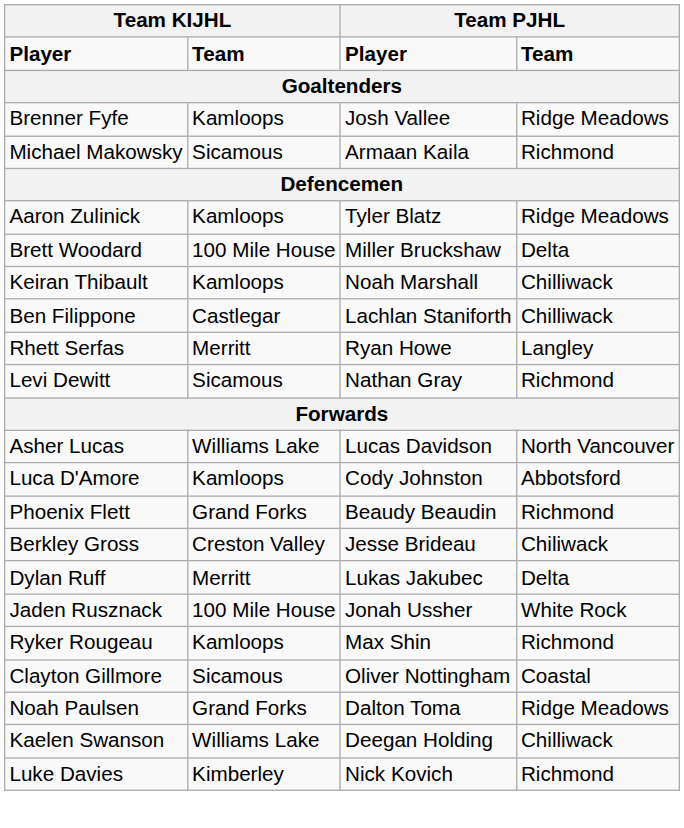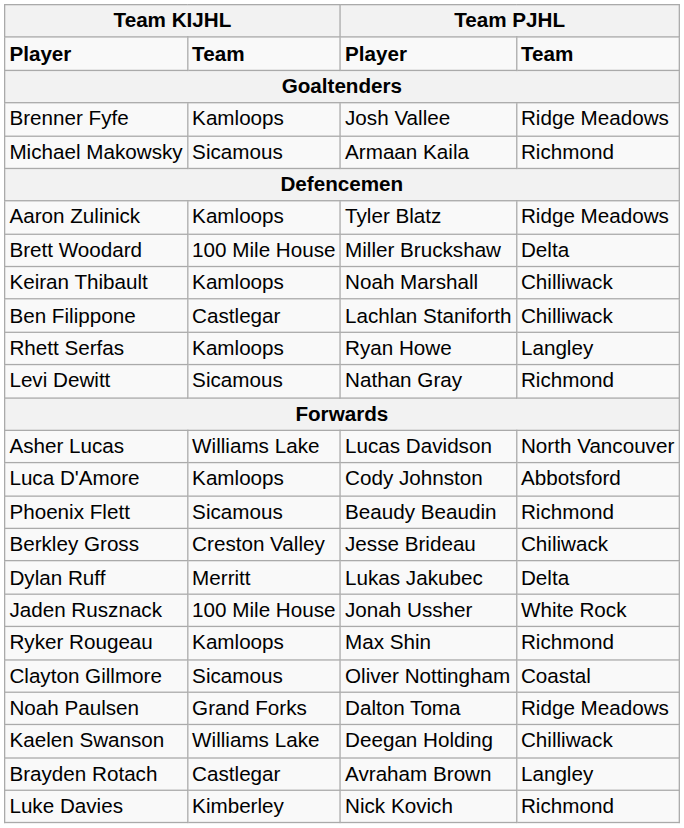(221, 348) Merritt -> (238, 348) Kamloops
(249, 511) Grand Forks -> (237, 511) Sicamous
+ row: (83, 773)
